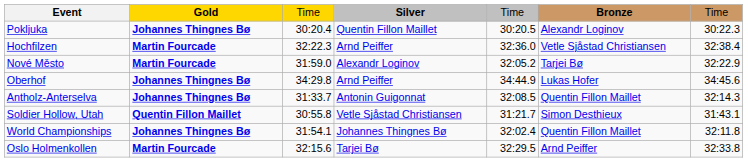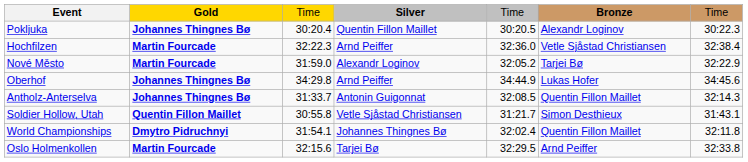(191, 132) Johannes Thingnes Bø -> (180, 132) Dmytro Pidruchnyi
